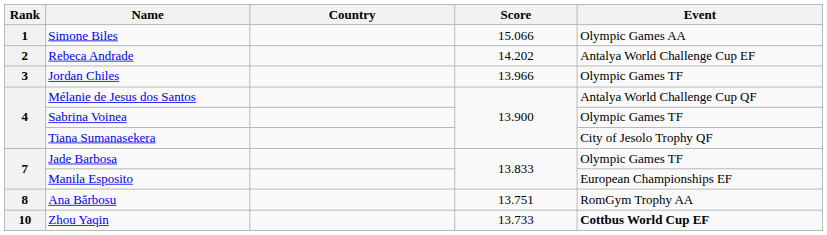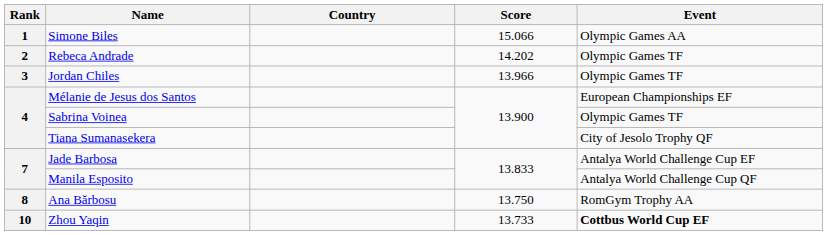(668, 55) Antalya World Challenge Cup EF -> (632, 55) Olympic Games TF
(668, 96) Antalya World Challenge Cup QF -> (656, 96) European Championships EF
(632, 158) Olympic Games TF -> (668, 158) Antalya World Challenge Cup EF
(656, 179) European Championships EF -> (668, 179) Antalya World Challenge Cup QF
(516, 199) 13.751 -> (516, 199) 13.750
